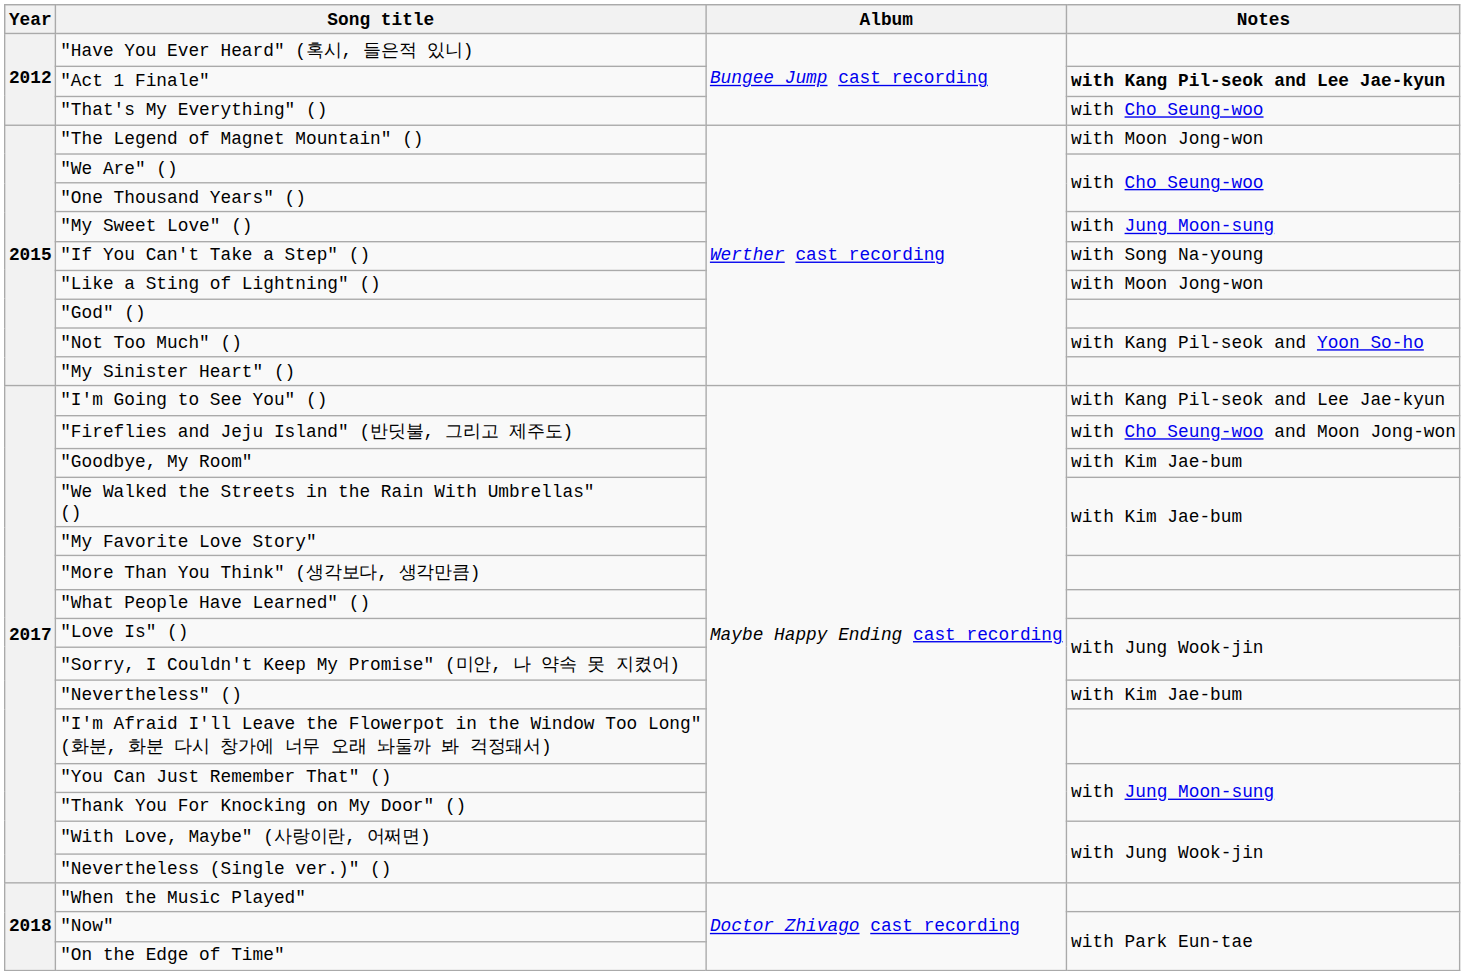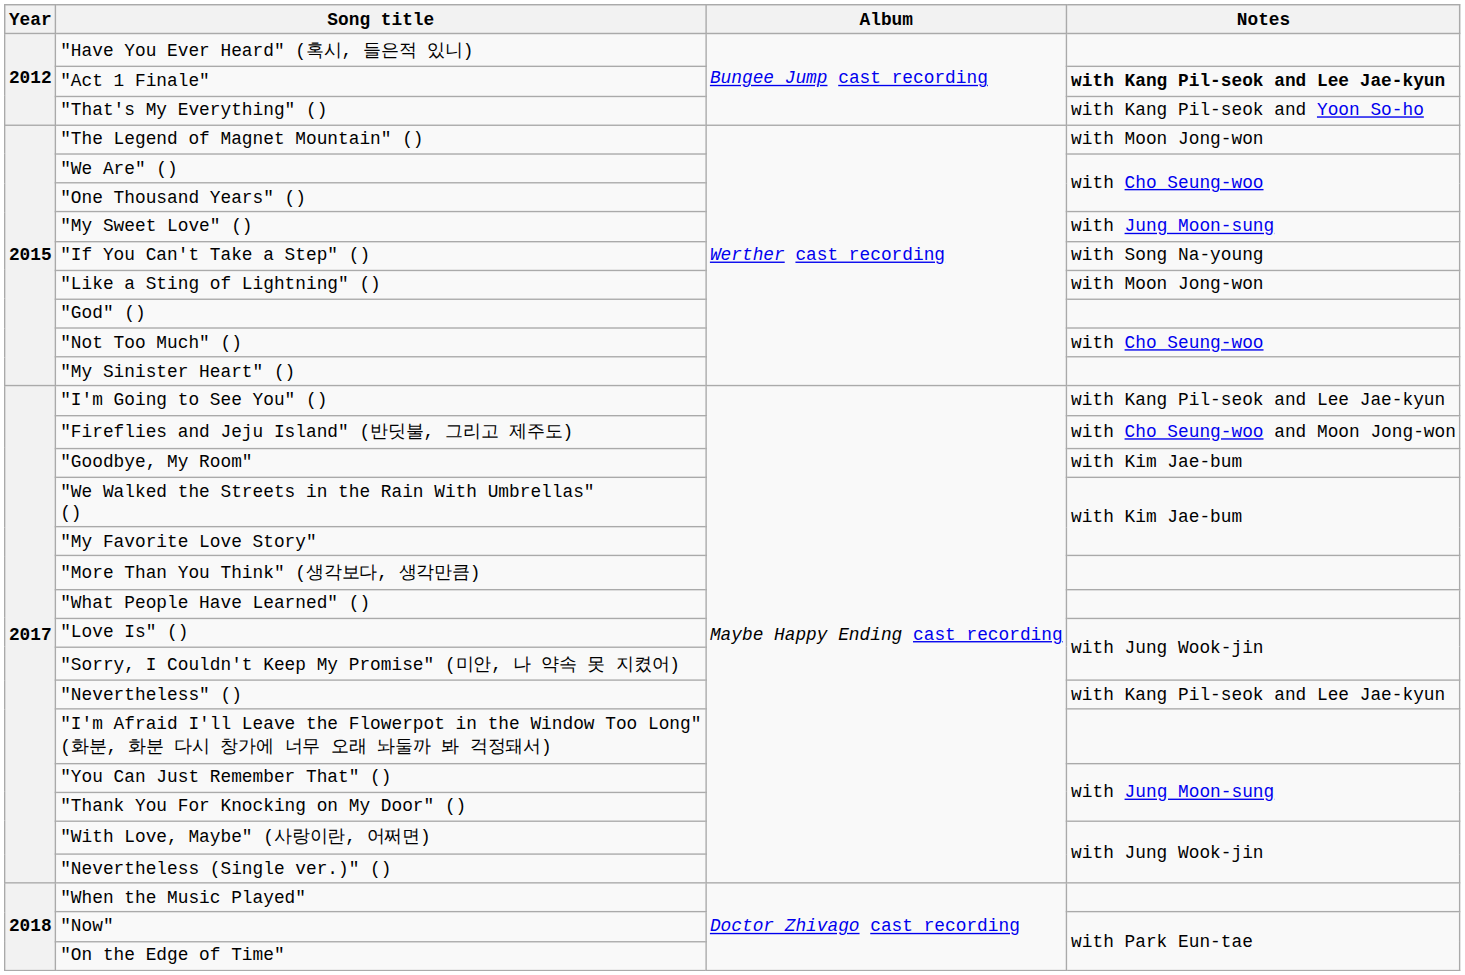(1167, 110) with Cho Seung-woo -> (1247, 110) with Kang Pil-seok and Yoon So-ho
(1247, 343) with Kang Pil-seok and Yoon So-ho -> (1167, 343) with Cho Seung-woo
(1157, 695) with Kim Jae-bum -> (1258, 695) with Kang Pil-seok and Lee Jae-kyun
